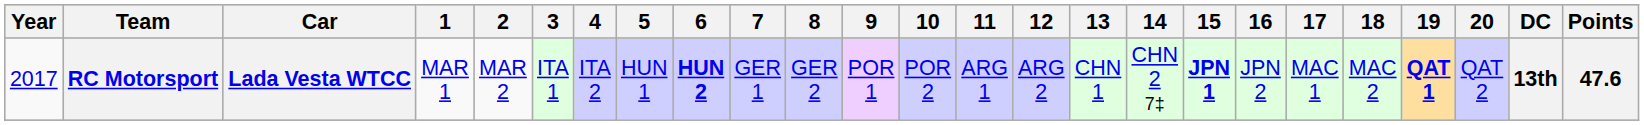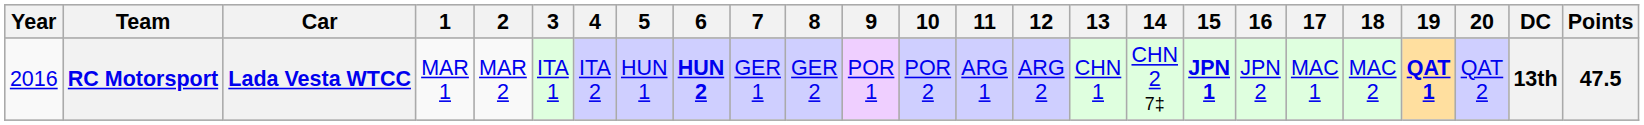(34, 79) 2017 -> (34, 79) 2016
(1601, 79) 47.6 -> (1601, 79) 47.5
